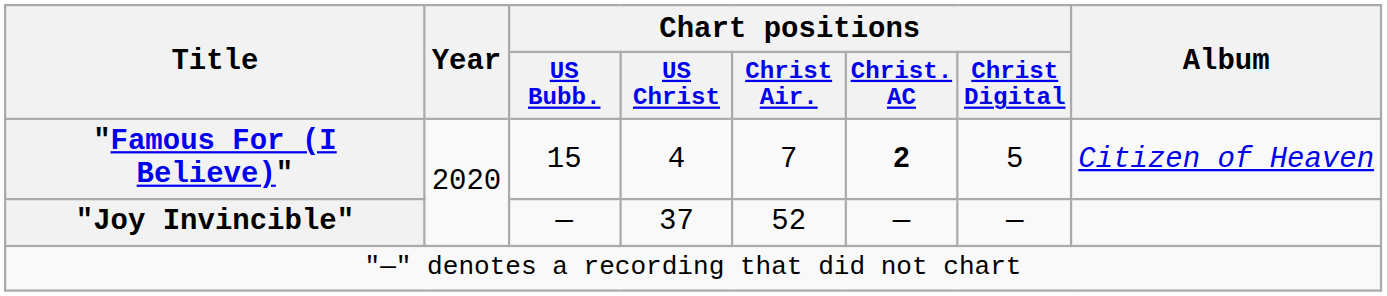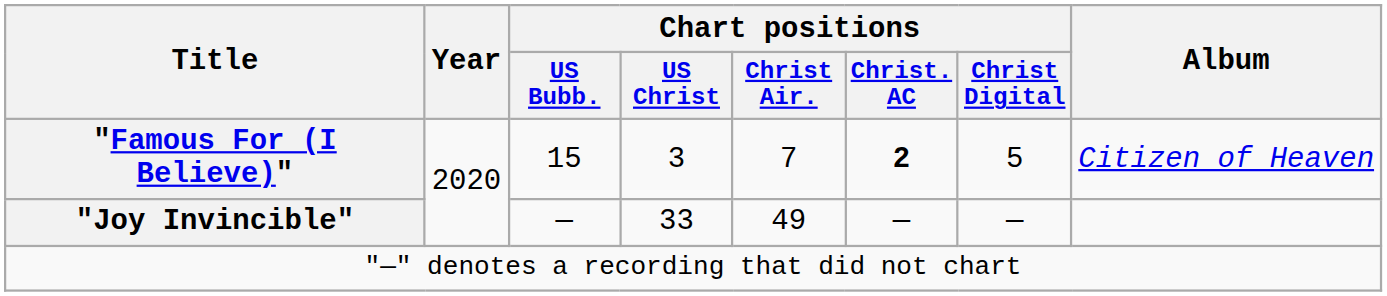(676, 158) 4 -> (676, 158) 3
(676, 222) 37 -> (676, 222) 33
(789, 222) 52 -> (789, 222) 49
